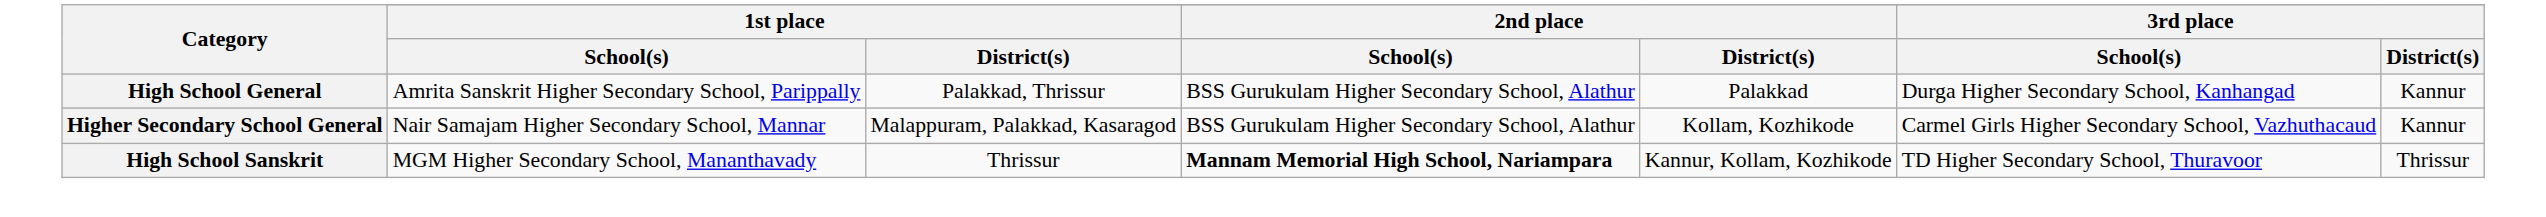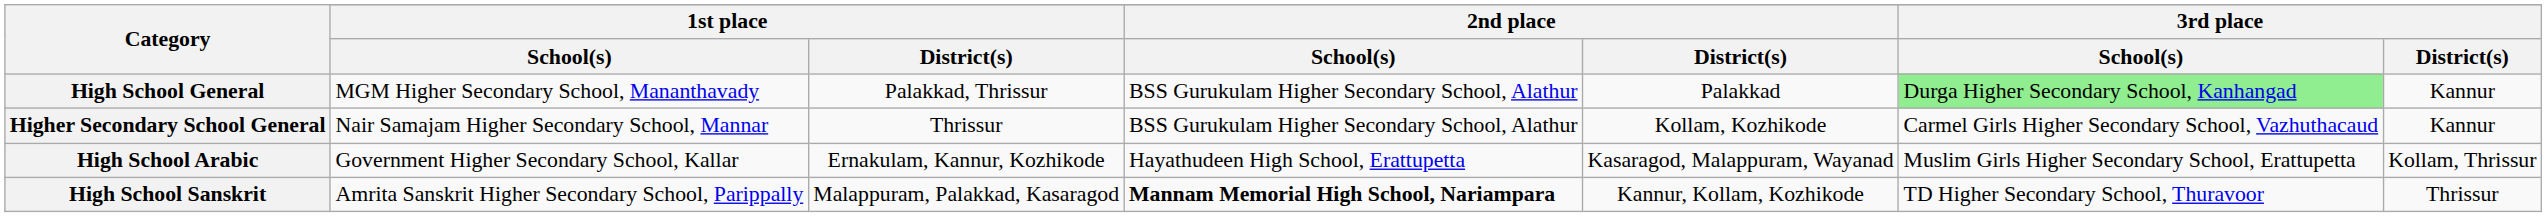(627, 90) Amrita Sanskrit Higher Secondary School, Parippally -> (547, 90) MGM Higher Secondary School, Mananthavady
(2098, 90) no background -> (2100, 90) lightgreen background
(1023, 125) Malappuram, Palakkad, Kasaragod -> (966, 125) Thrissur
+ row: (168, 159)
(604, 159) MGM Higher Secondary School, Mananthavady -> (569, 194) Amrita Sanskrit Higher Secondary School, Parippally
(1023, 159) Thrissur -> (966, 194) Malappuram, Palakkad, Kasaragod
